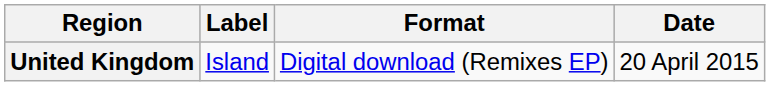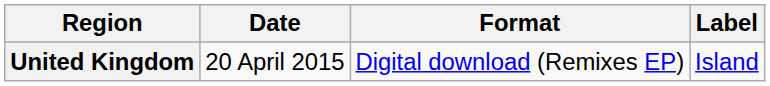columns swapped: (689, 23) <-> (237, 23)
